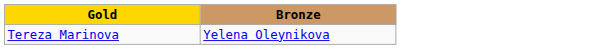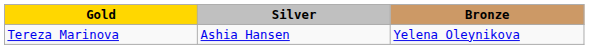+ column: (294, 15)
